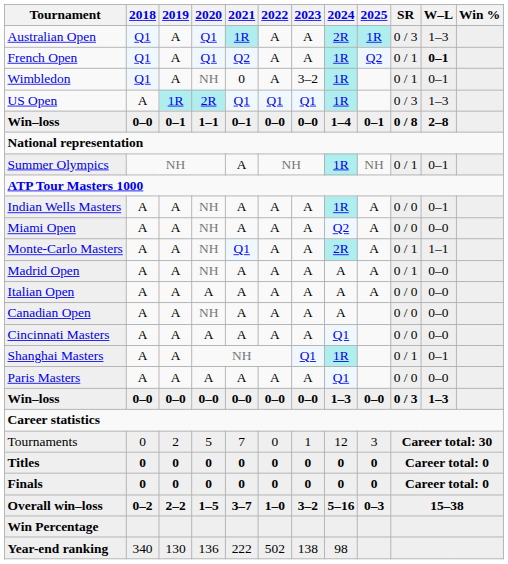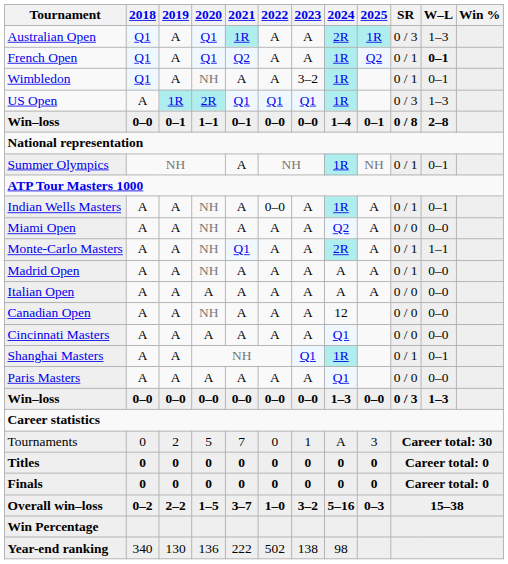(242, 79) 0 -> (242, 79) A
(275, 206) A -> (275, 206) 0–0
(406, 206) 0 / 0 -> (406, 206) 0 / 1
(341, 313) A -> (341, 313) 12
(341, 441) 12 -> (341, 441) A
